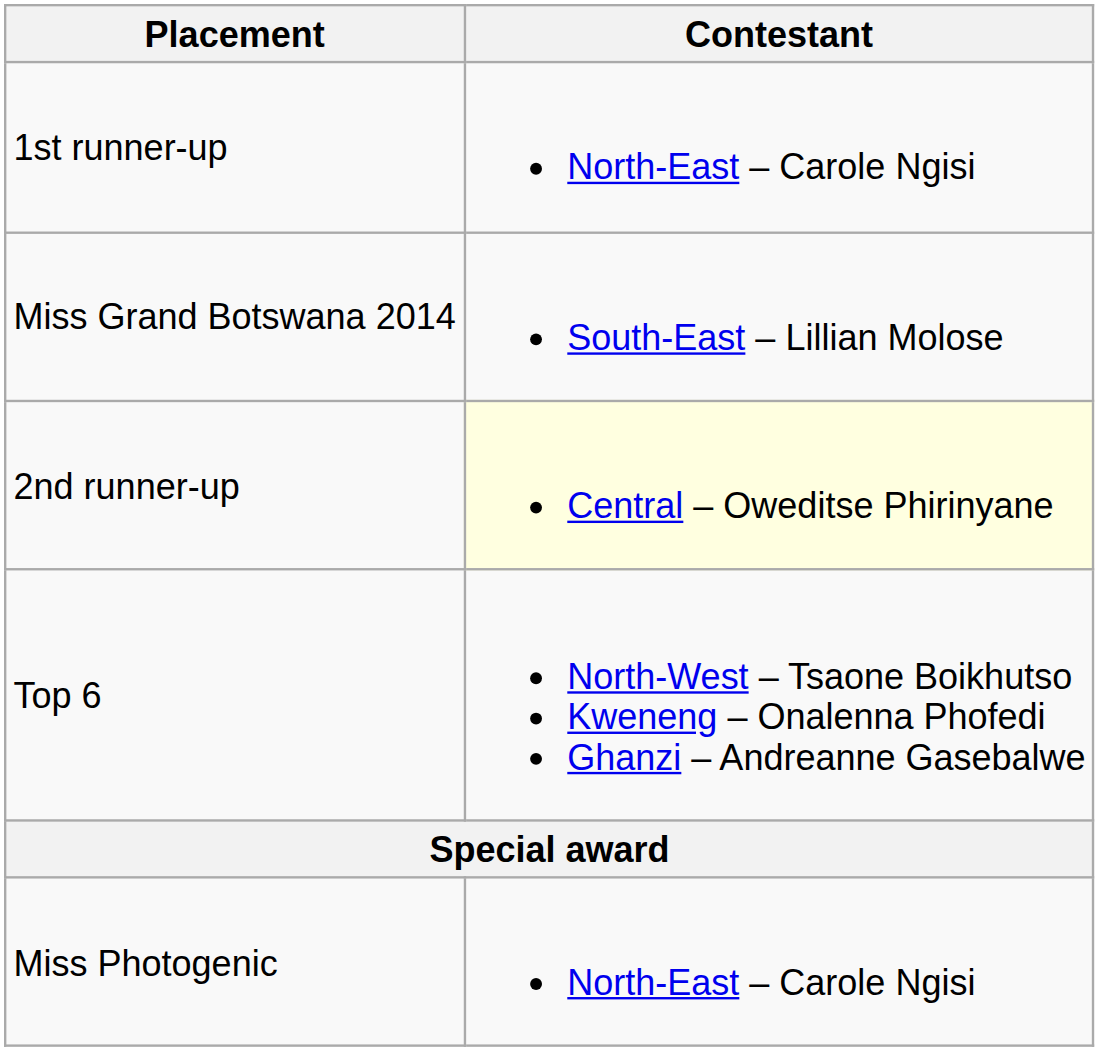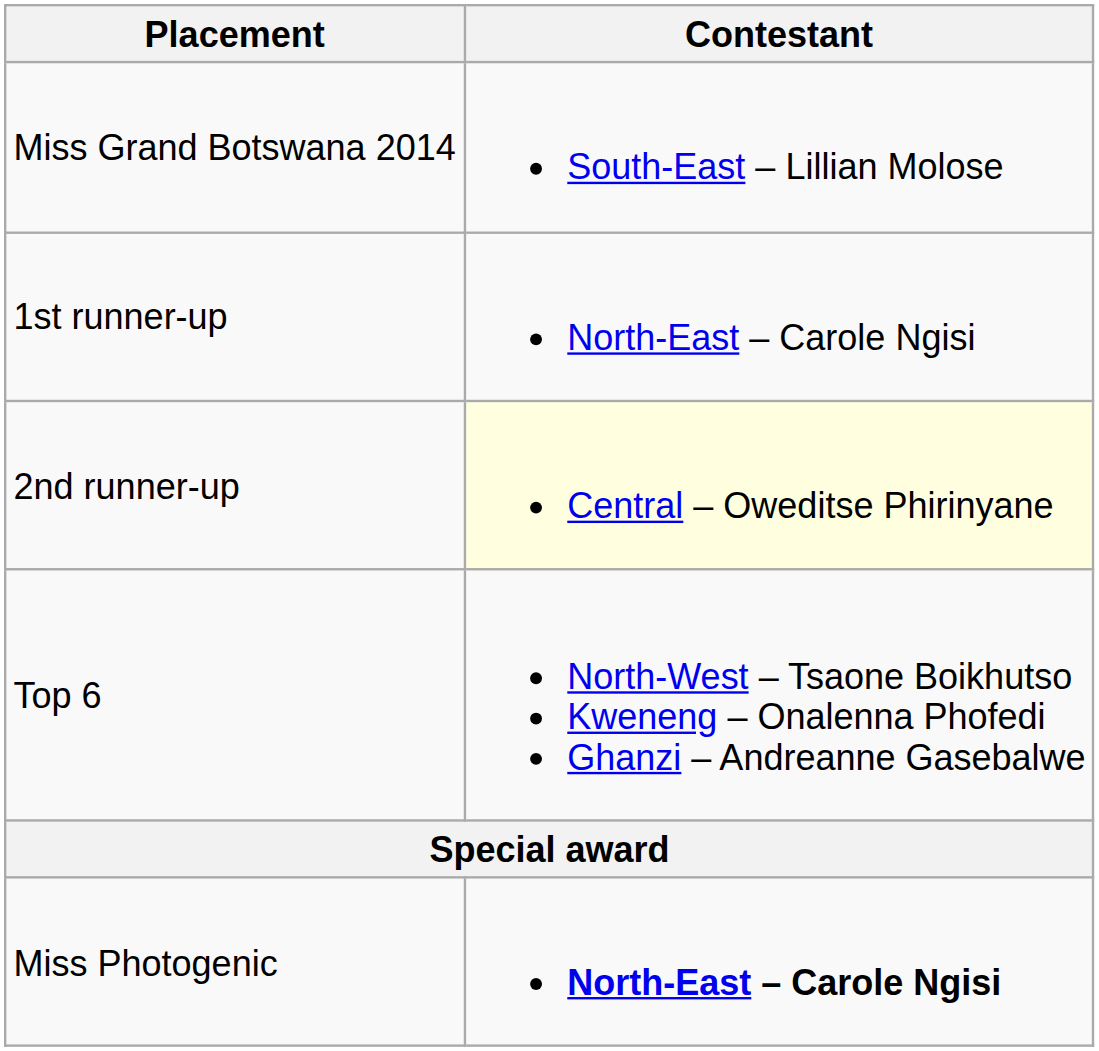rows swapped: (235, 316) <-> (121, 147)
(779, 982) normal -> (779, 982) bold
